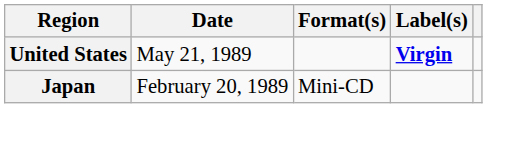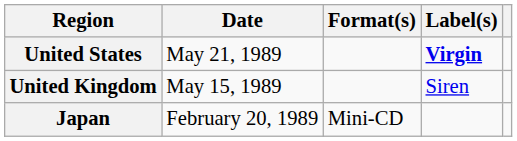+ row: (83, 86)
